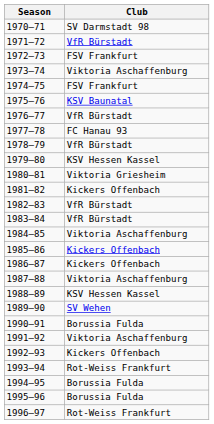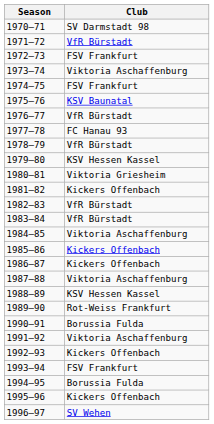(89, 308) SV Wehen -> (119, 308) Rot-Weiss Frankfurt
(119, 368) Rot-Weiss Frankfurt -> (102, 368) FSV Frankfurt
(105, 397) Borussia Fulda -> (113, 397) Kickers Offenbach
(119, 412) Rot-Weiss Frankfurt -> (89, 412) SV Wehen
